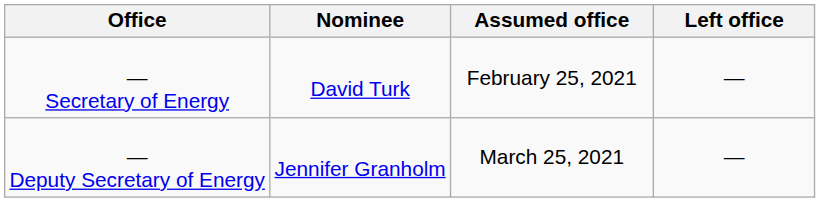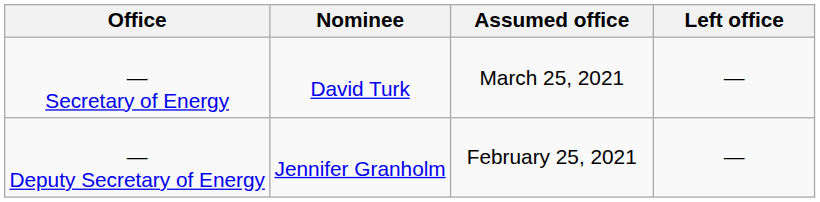(552, 77) February 25, 2021 -> (552, 77) March 25, 2021
(552, 157) March 25, 2021 -> (552, 157) February 25, 2021
